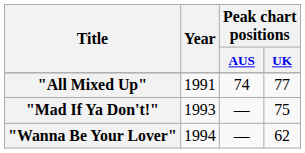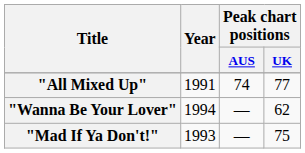rows swapped: (92, 110) <-> (92, 135)
